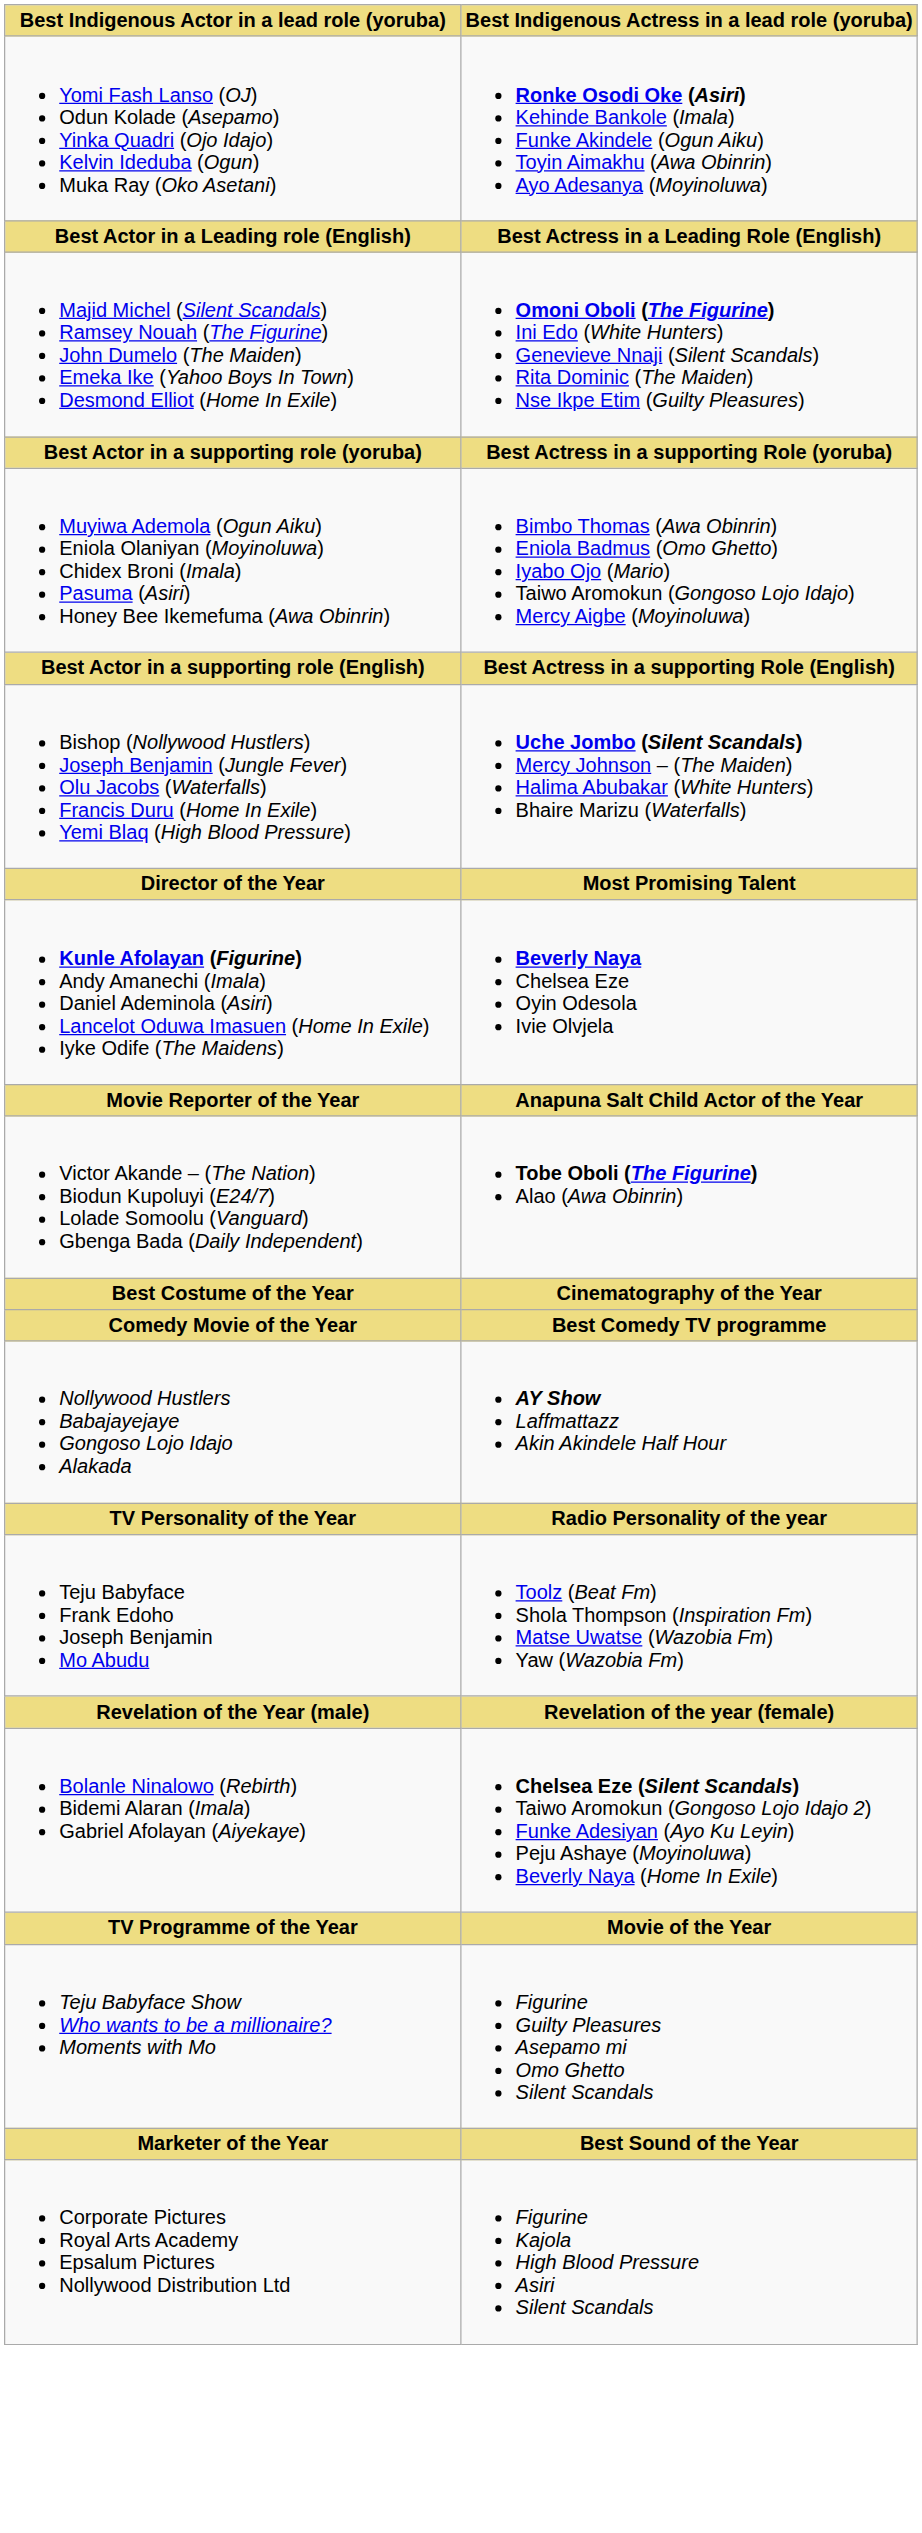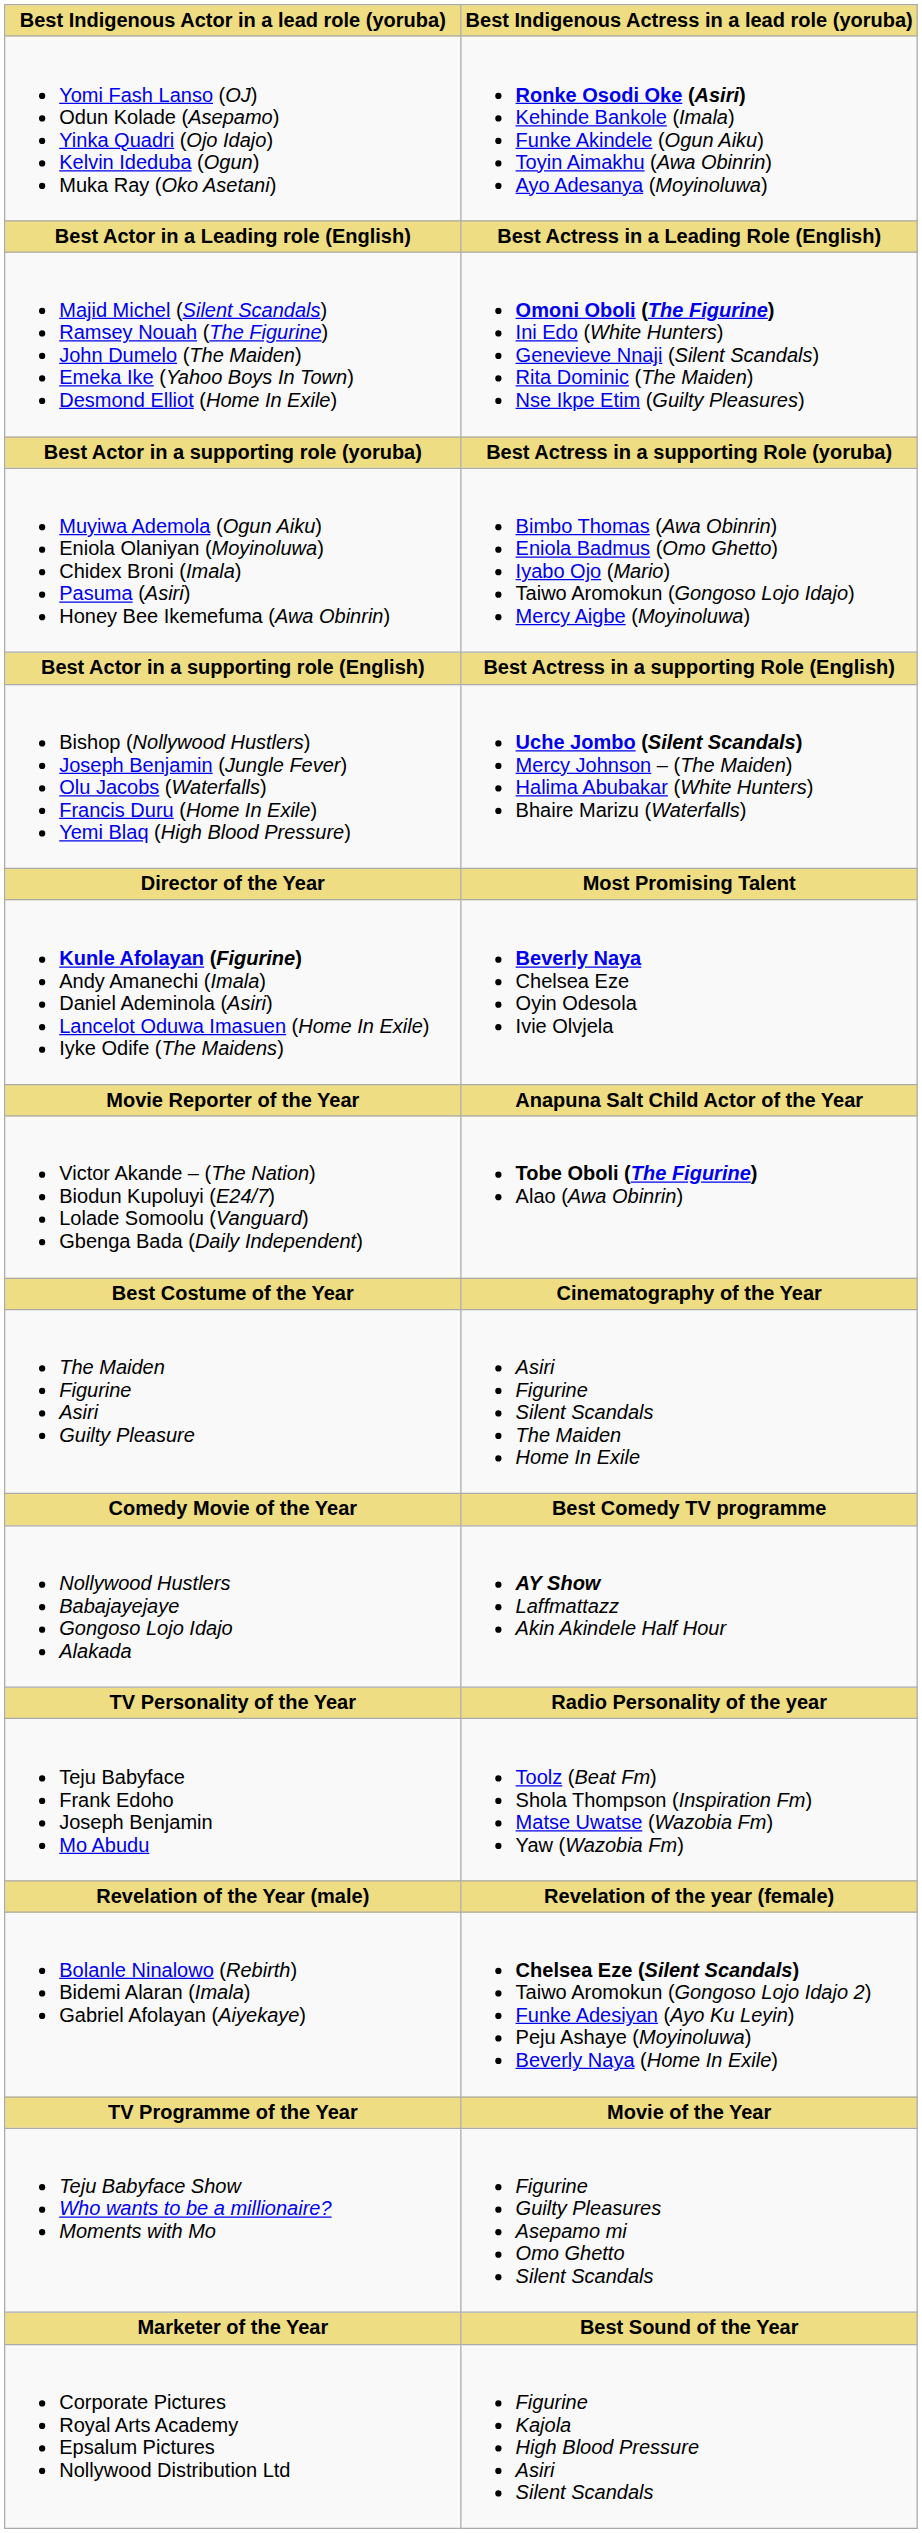+ row: (233, 1402)
